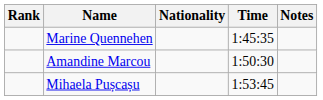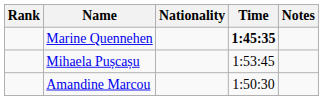(253, 38) normal -> (253, 38) bold
rows swapped: (98, 61) <-> (93, 84)
